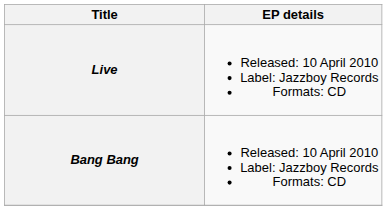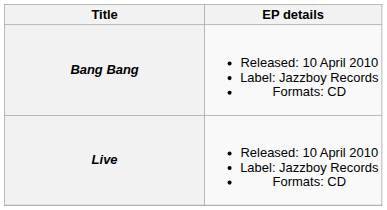rows swapped: (105, 70) <-> (105, 160)
